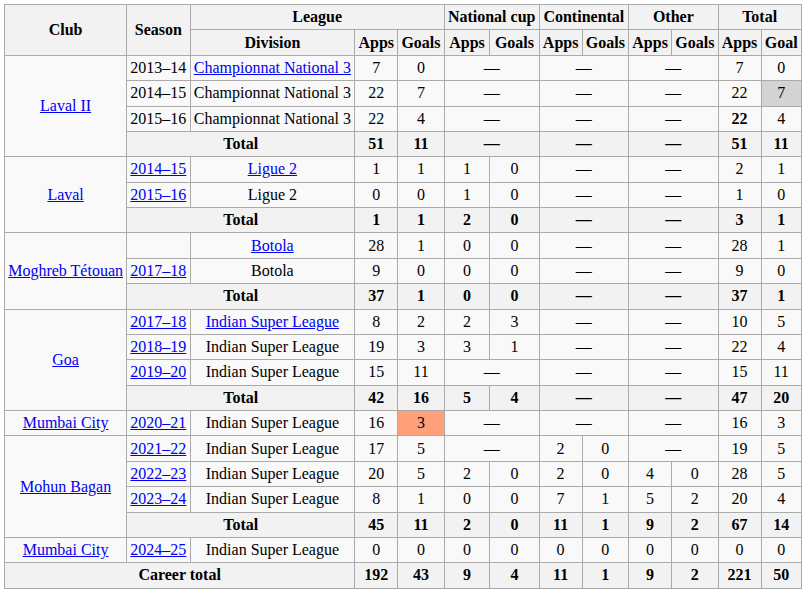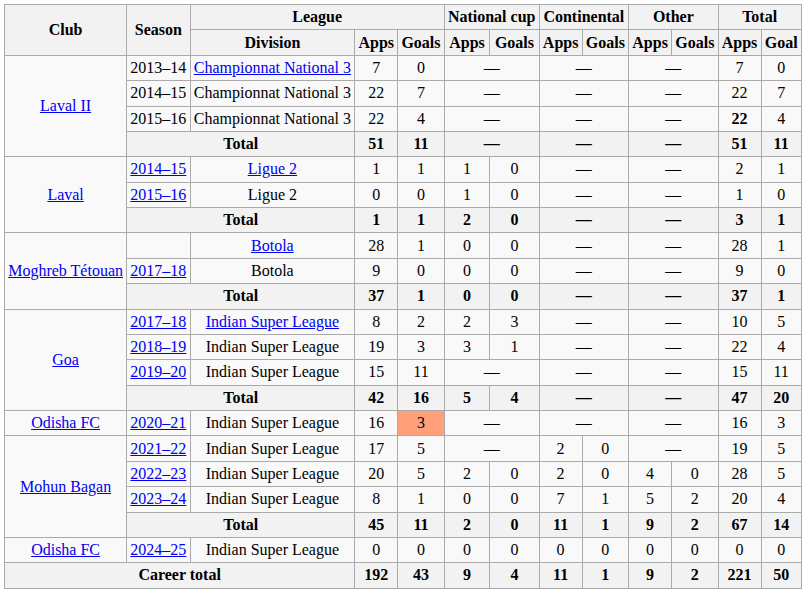(781, 93) lightgrey background -> (781, 93) no background
(66, 423) Mumbai City -> (66, 423) Odisha FC
(66, 550) Mumbai City -> (66, 550) Odisha FC
